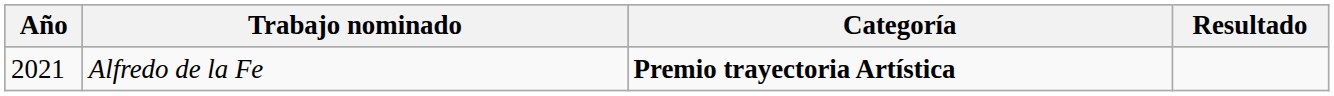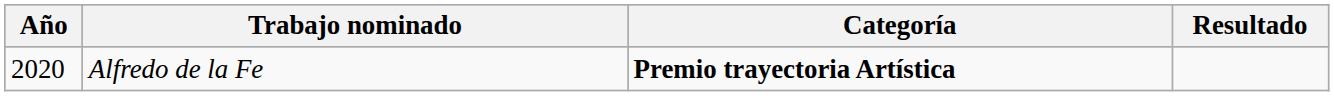(38, 68) 2021 -> (38, 68) 2020
